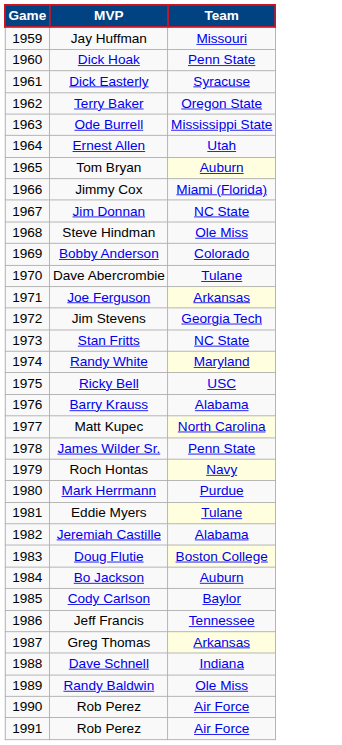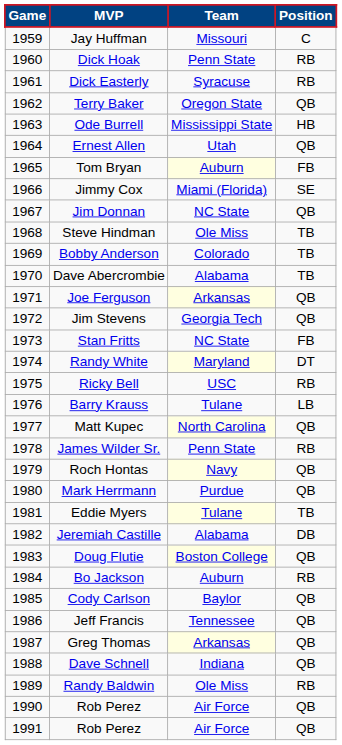+ column: (306, 16)
(222, 275) Tulane -> (222, 275) Alabama
(222, 405) Alabama -> (222, 405) Tulane
